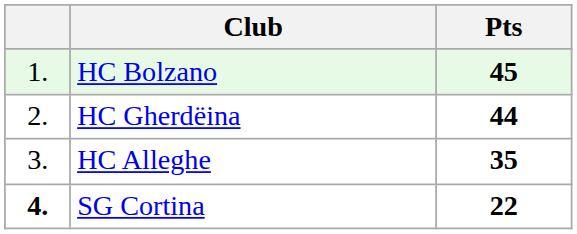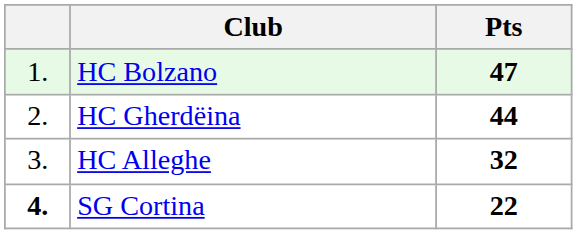(504, 71) 45 -> (504, 71) 47
(504, 160) 35 -> (504, 160) 32
